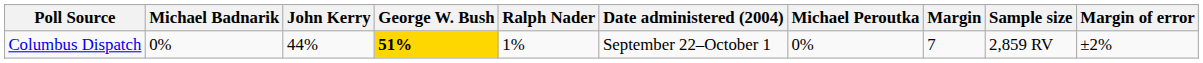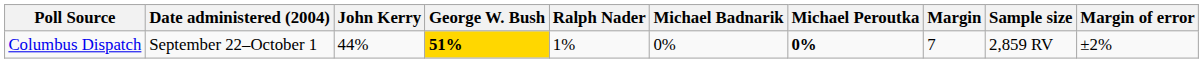columns swapped: (693, 17) <-> (214, 17)
(803, 44) normal -> (804, 44) bold
